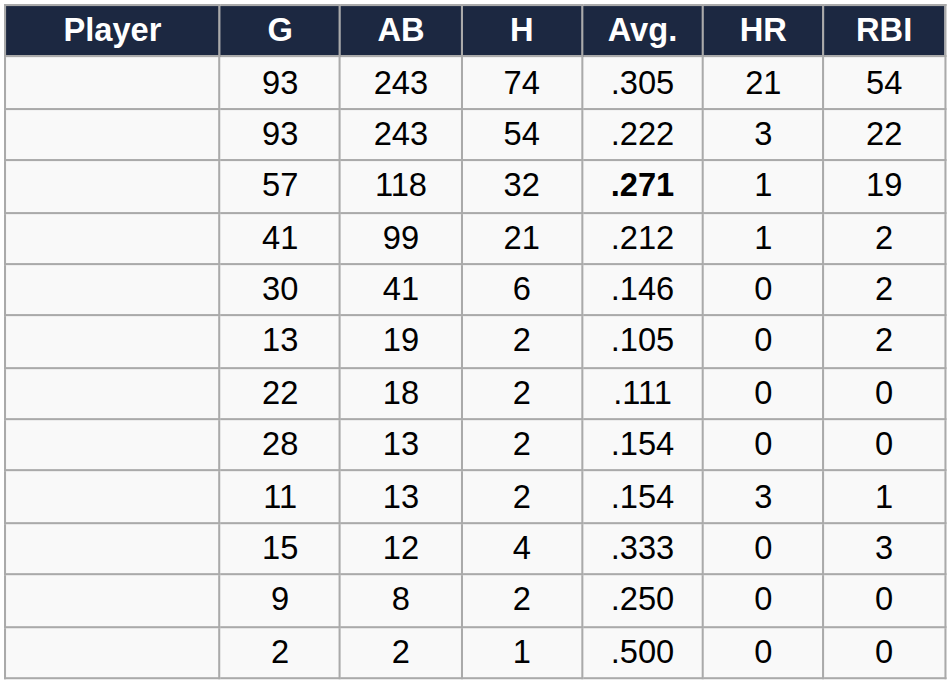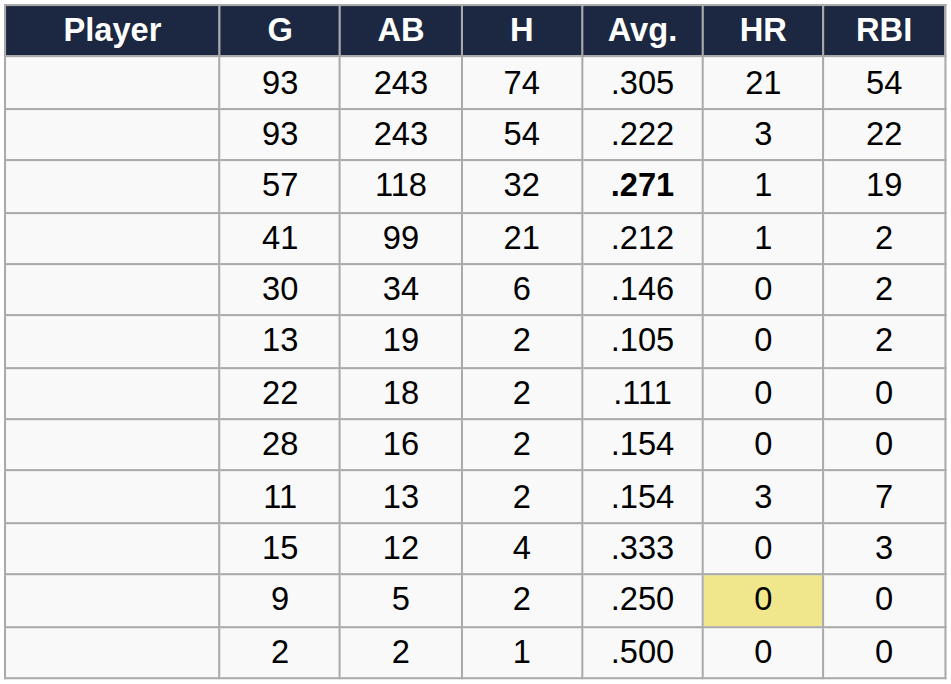(401, 289) 41 -> (401, 289) 34
(401, 444) 13 -> (401, 444) 16
(884, 496) 1 -> (884, 496) 7
(401, 599) 8 -> (401, 599) 5
(763, 599) no background -> (763, 599) khaki background
